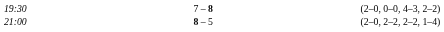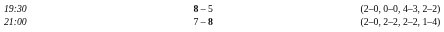(203, 8) 7 – 8 -> (203, 8) 8 – 5
(203, 22) 8 – 5 -> (203, 22) 7 – 8
